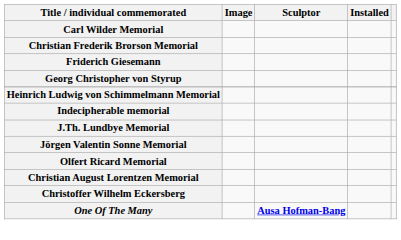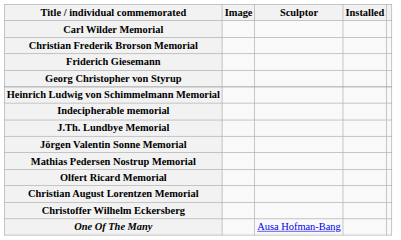+ row: (113, 161)
(301, 210) bold -> (299, 227) normal
